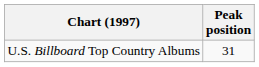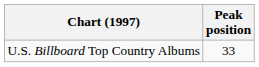(229, 51) 31 -> (229, 51) 33
